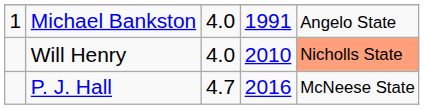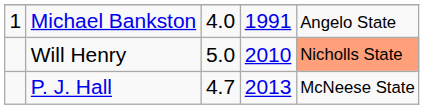(220, 54) 4.0 -> (220, 54) 5.0
(268, 87) 2016 -> (268, 87) 2013
